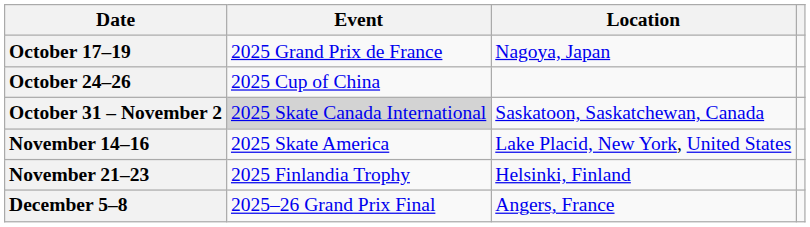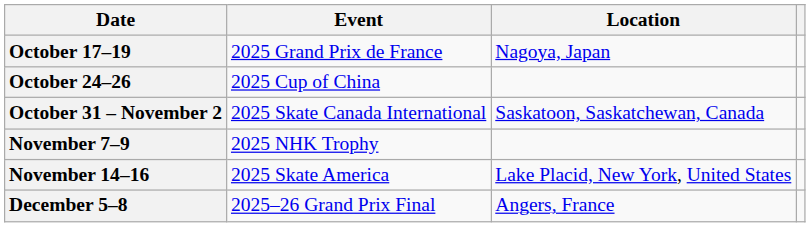(359, 112) lightgrey background -> (359, 112) no background
+ row: (69, 143)
- row: (79, 174)
